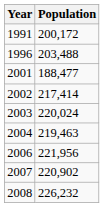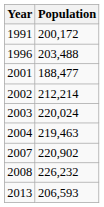(58, 93) 217,414 -> (58, 93) 212,214
- row: (20, 152)
+ row: (20, 192)
